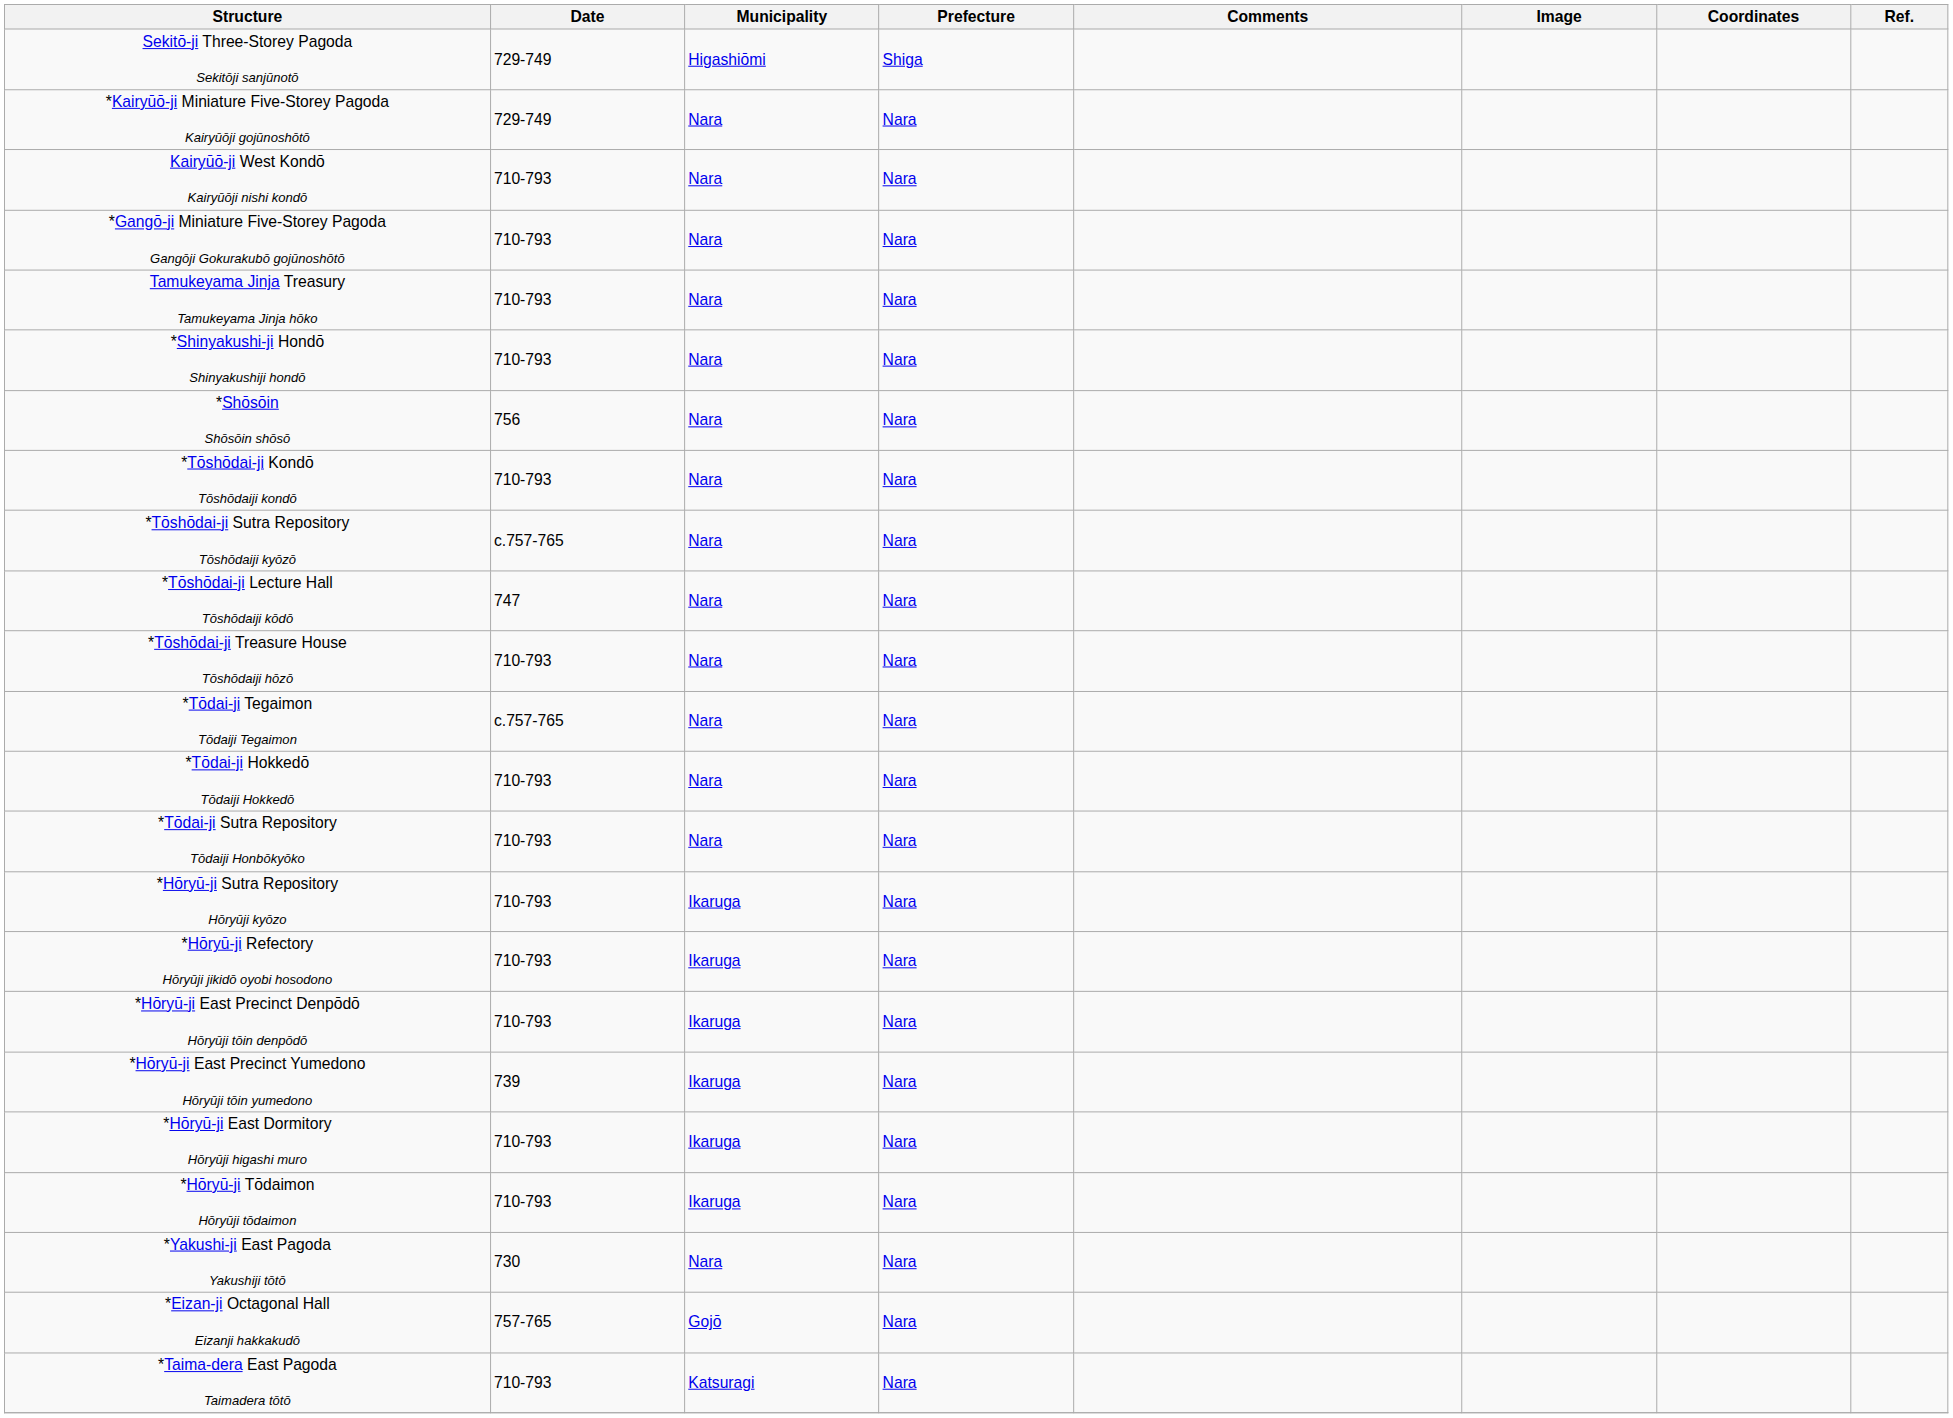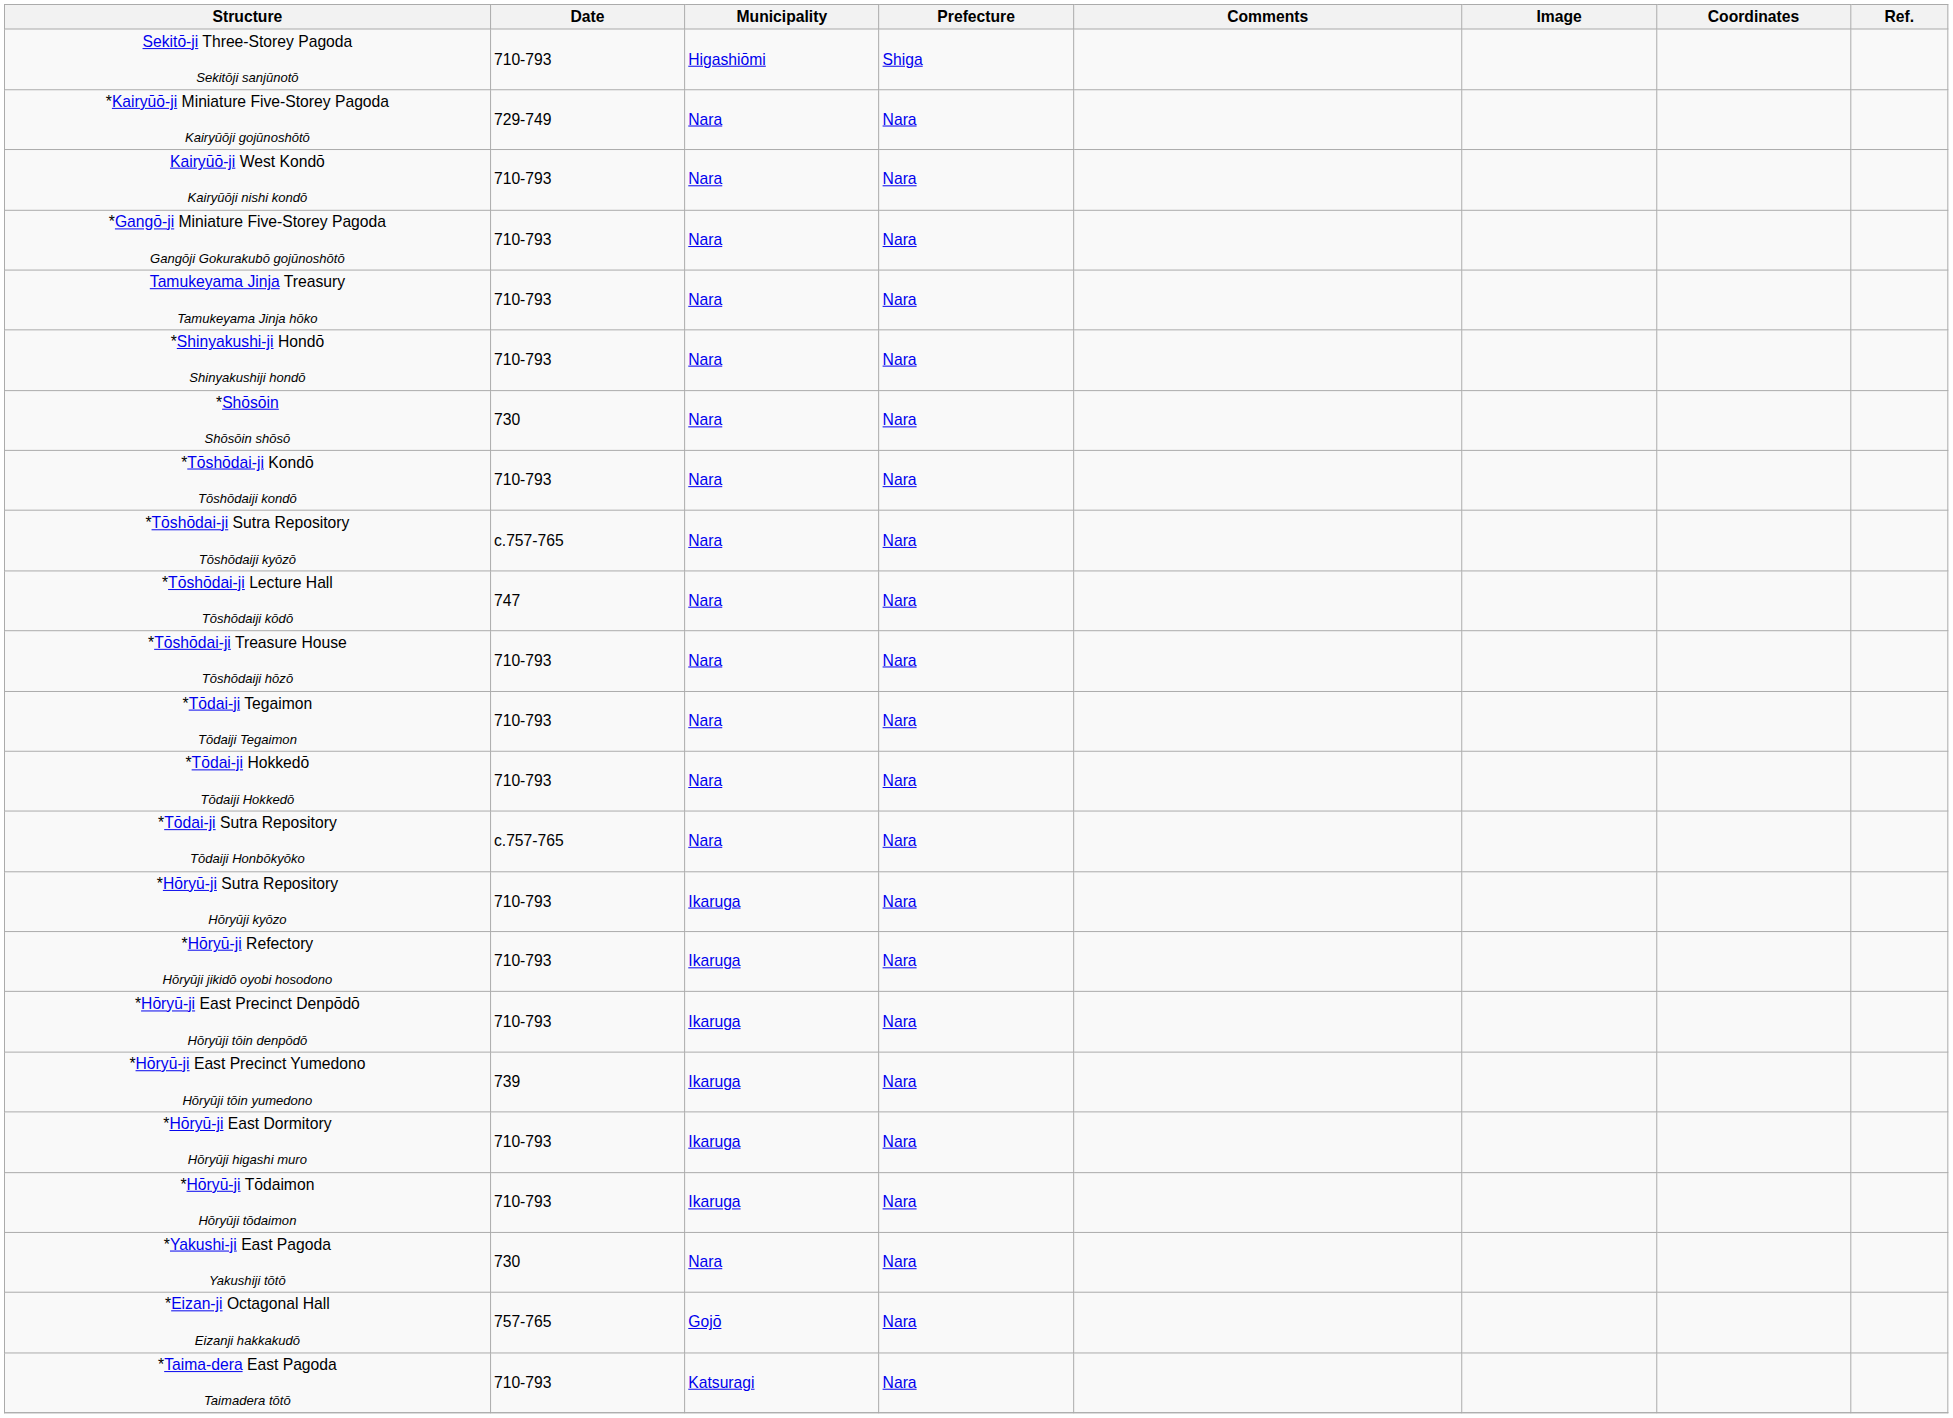(523, 59) 729-749 -> (523, 59) 710-793
(507, 420) 756 -> (507, 420) 730
(529, 721) c.757-765 -> (523, 721) 710-793
(523, 841) 710-793 -> (529, 841) c.757-765
